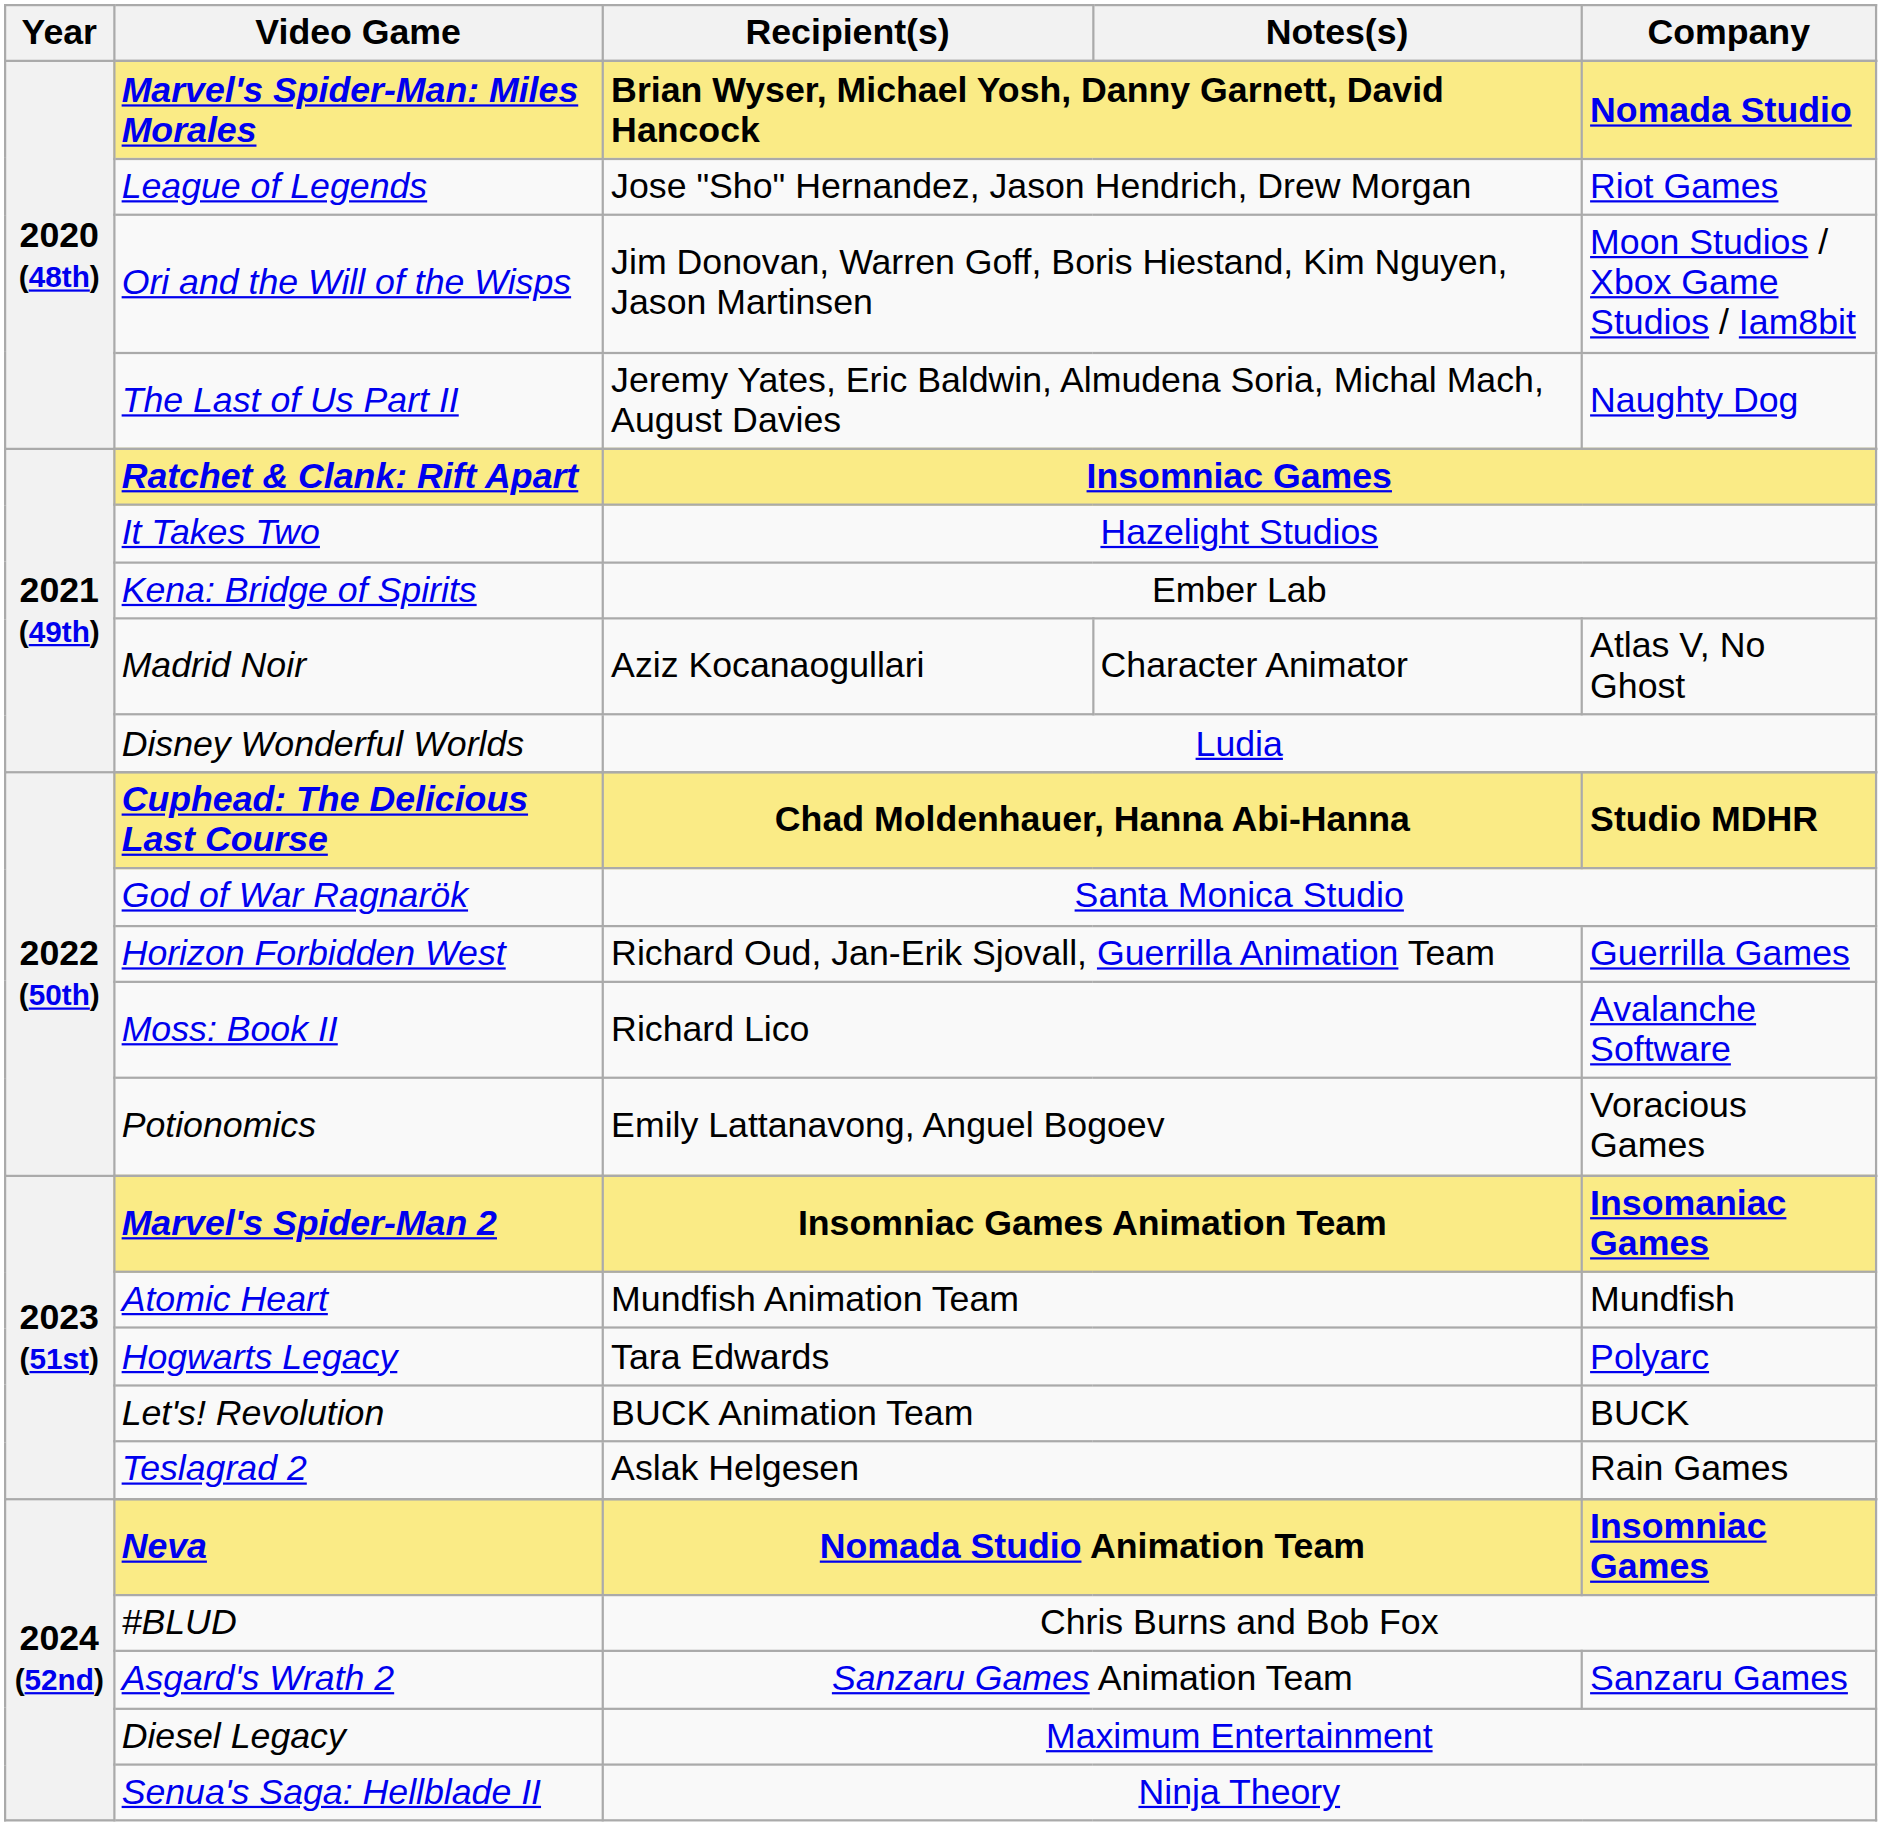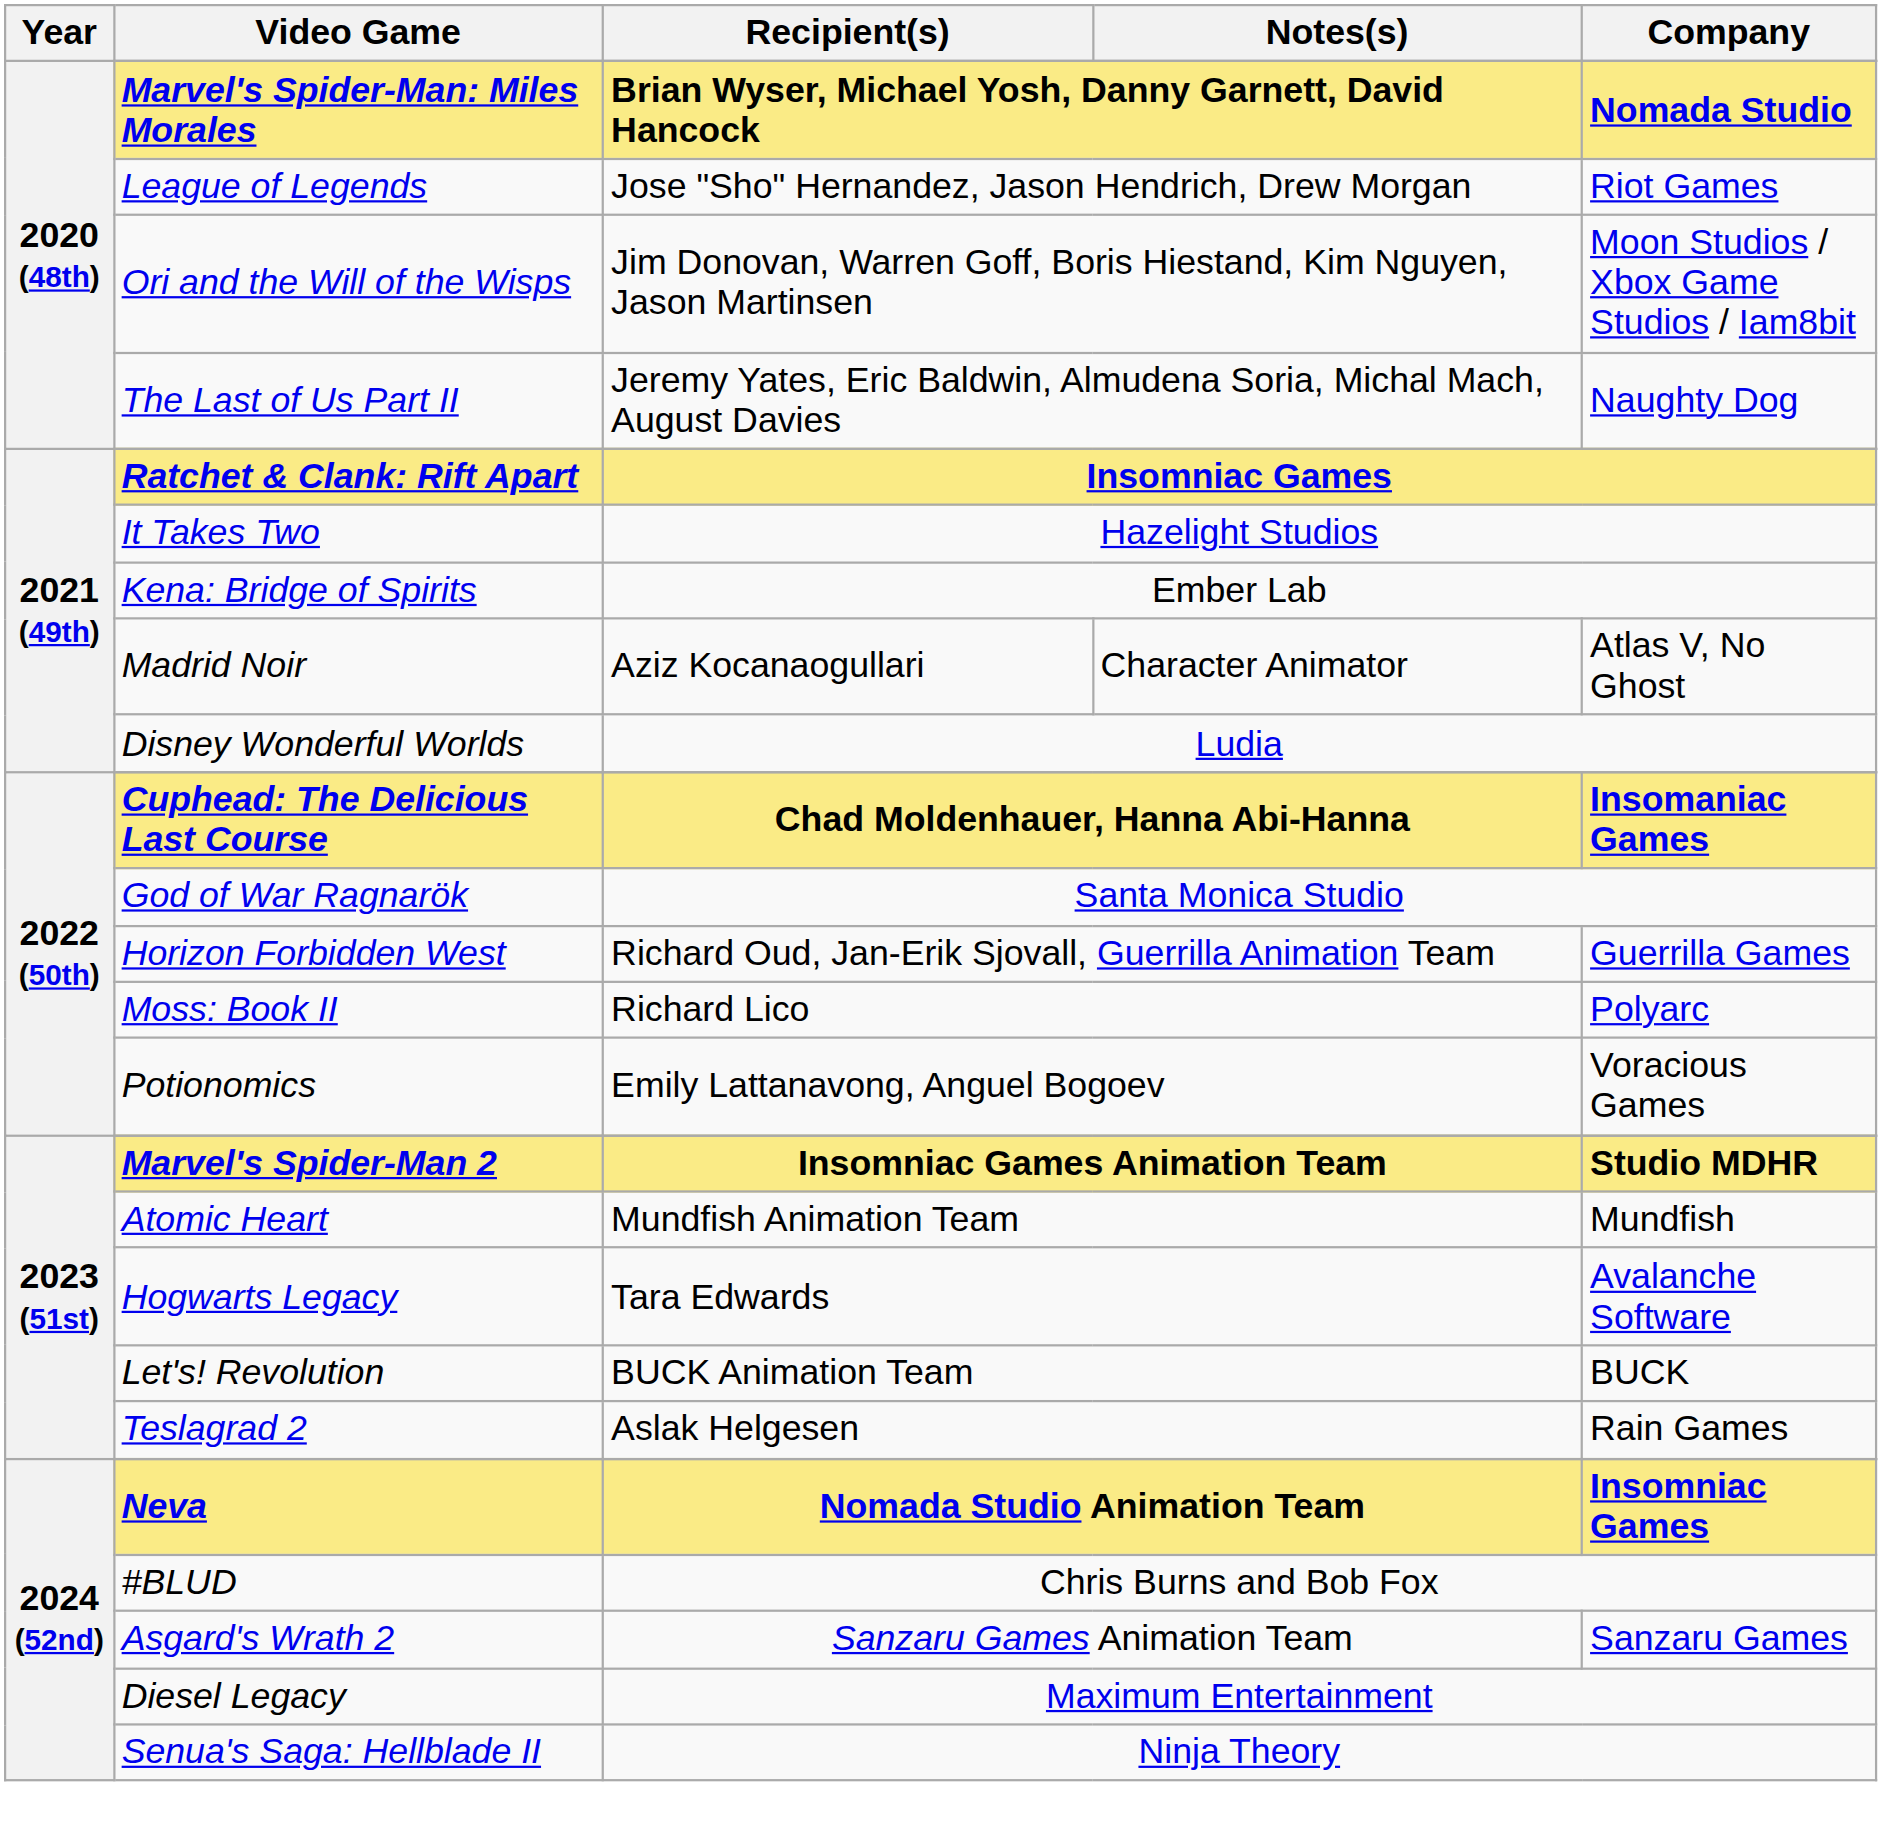(1704, 819) Studio MDHR -> (1688, 819) Insomaniac Games
(1673, 1029) Avalanche Software -> (1650, 1009) Polyarc
(1688, 1222) Insomaniac Games -> (1704, 1162) Studio MDHR
(1650, 1356) Polyarc -> (1673, 1295) Avalanche Software
